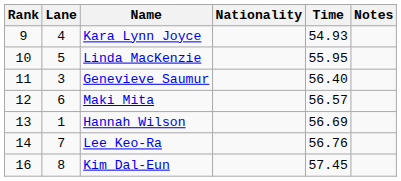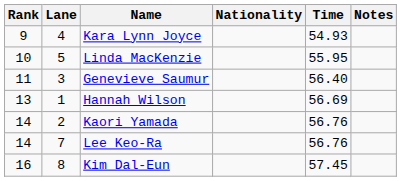- row: (119, 101)
+ row: (130, 122)
